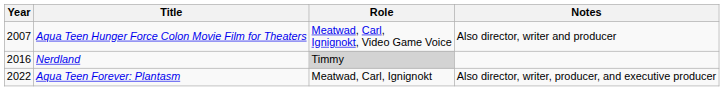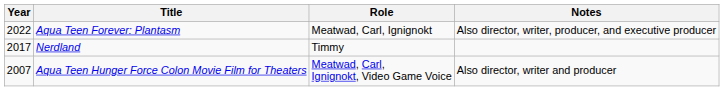rows swapped: (171, 36) <-> (108, 77)
(19, 59) 2016 -> (19, 47) 2017
(328, 59) lightgrey background -> (328, 47) no background
